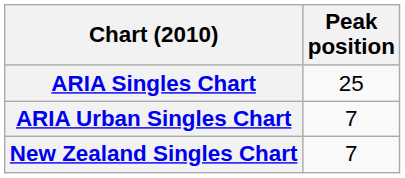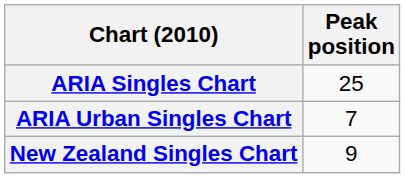(351, 154) 7 -> (351, 154) 9
